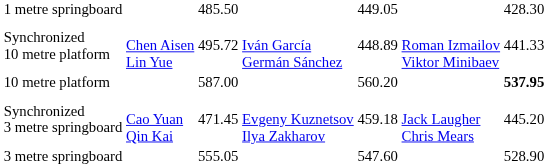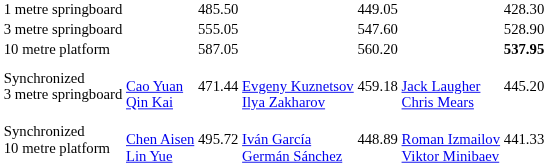rows swapped: (63, 156) <-> (57, 45)
(218, 82) 587.00 -> (218, 49) 587.05
(218, 119) 471.45 -> (218, 86) 471.44
